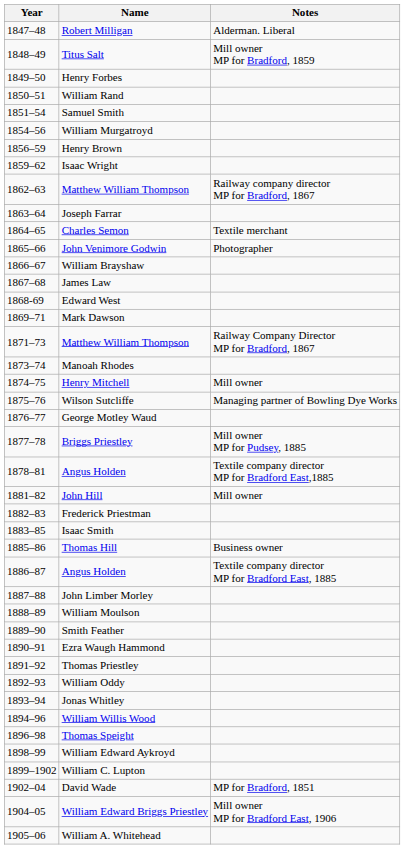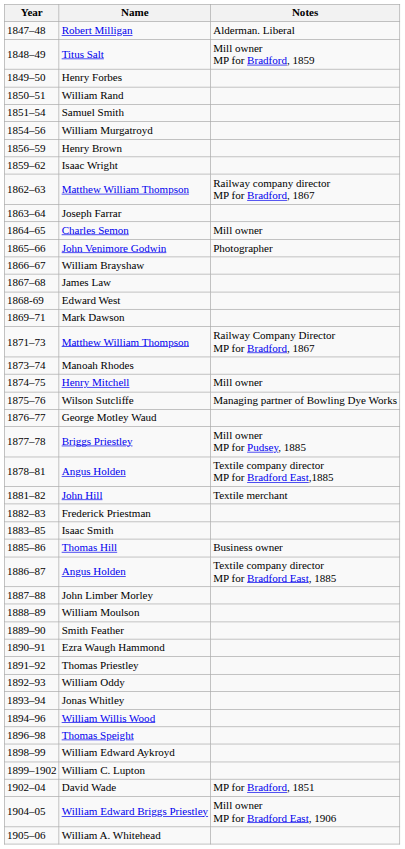(250, 230) Textile merchant -> (238, 230) Mill owner
(238, 495) Mill owner -> (250, 495) Textile merchant
